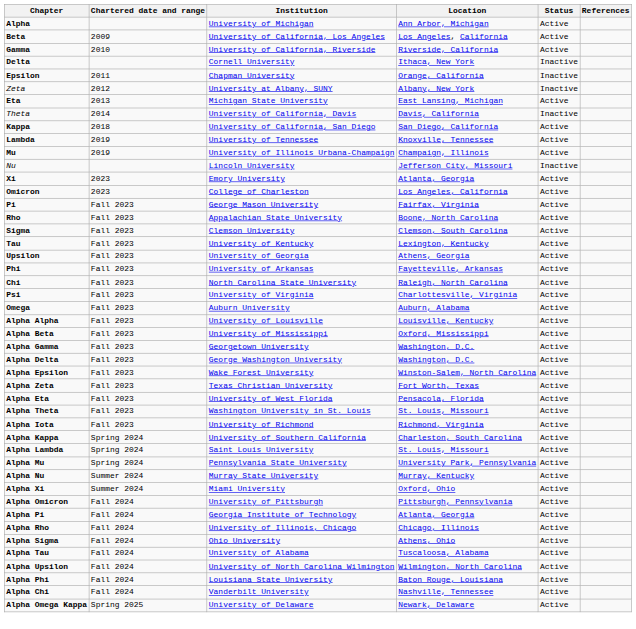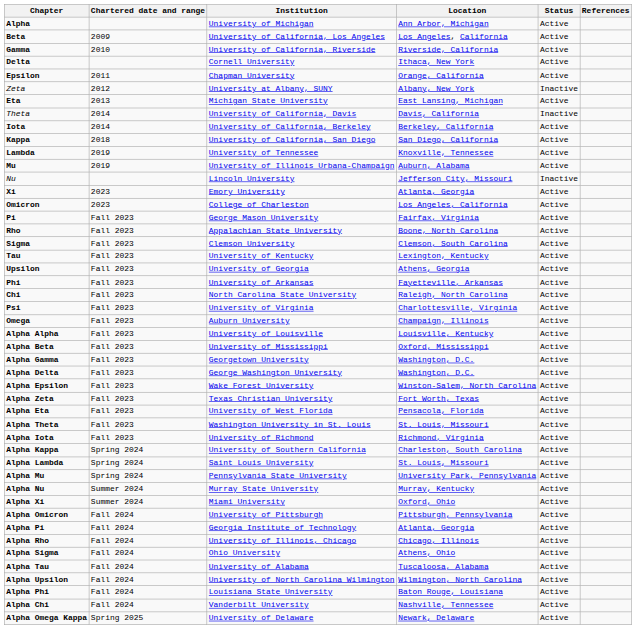(559, 62) Inactive -> (554, 62) Active
(559, 75) Inactive -> (554, 75) Active
+ row: (16, 127)
(443, 153) Champaign, Illinois -> (434, 166) Auburn, Alabama
(434, 308) Auburn, Alabama -> (443, 321) Champaign, Illinois
